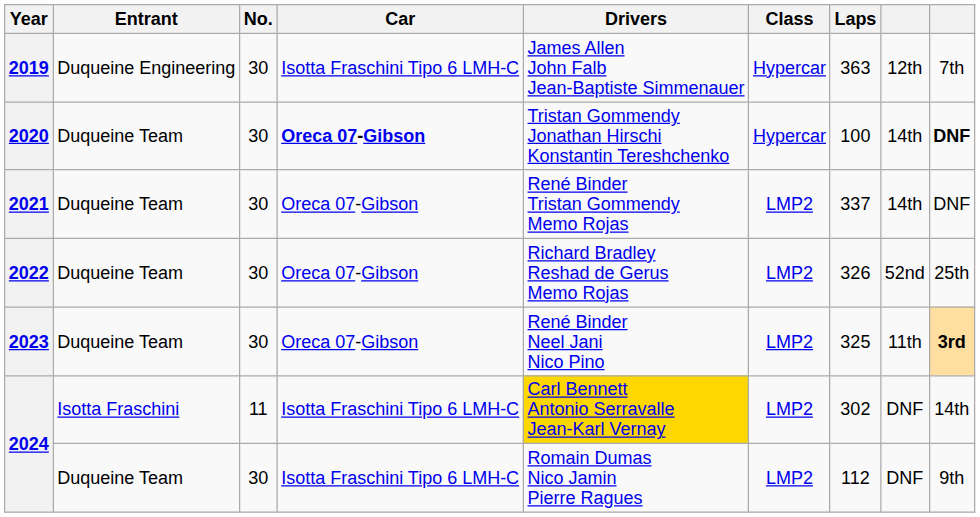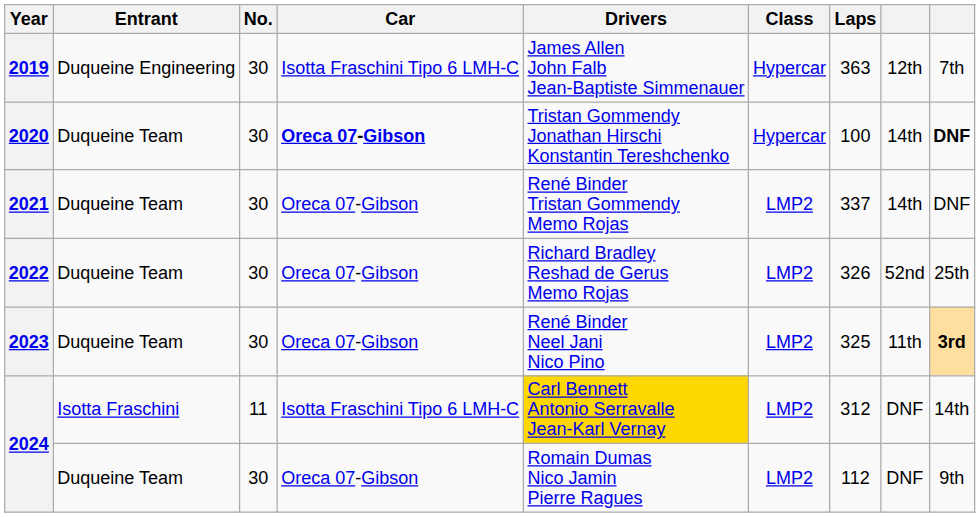(855, 410) 302 -> (855, 410) 312
(400, 478) Isotta Fraschini Tipo 6 LMH-C -> (350, 478) Oreca 07-Gibson
